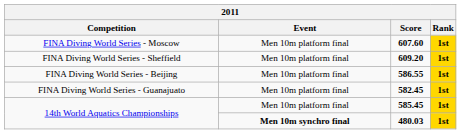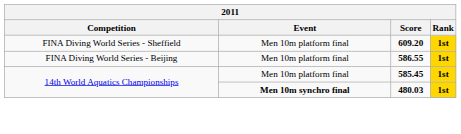- row: (411, 43)
- row: (411, 89)
